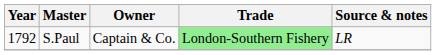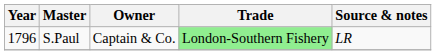(22, 38) 1792 -> (22, 38) 1796
